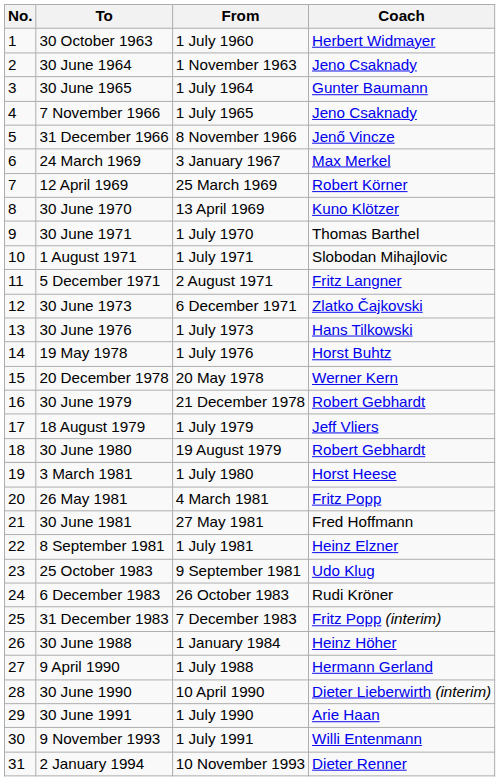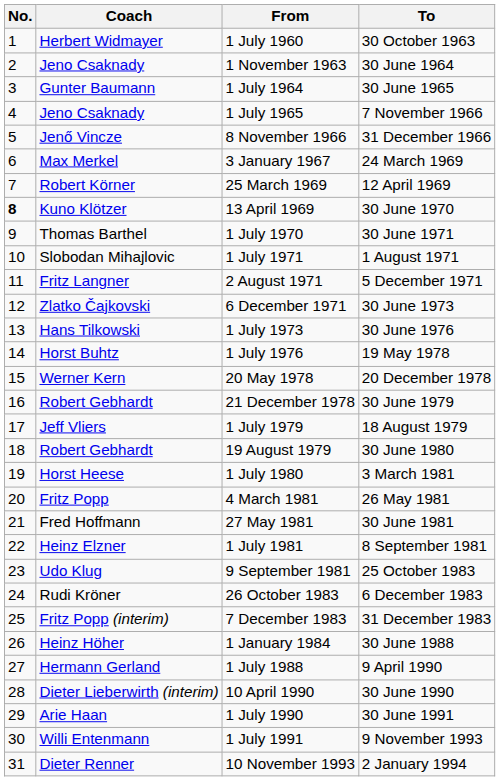columns swapped: (402, 16) <-> (104, 16)
(12, 209) normal -> (12, 209) bold
